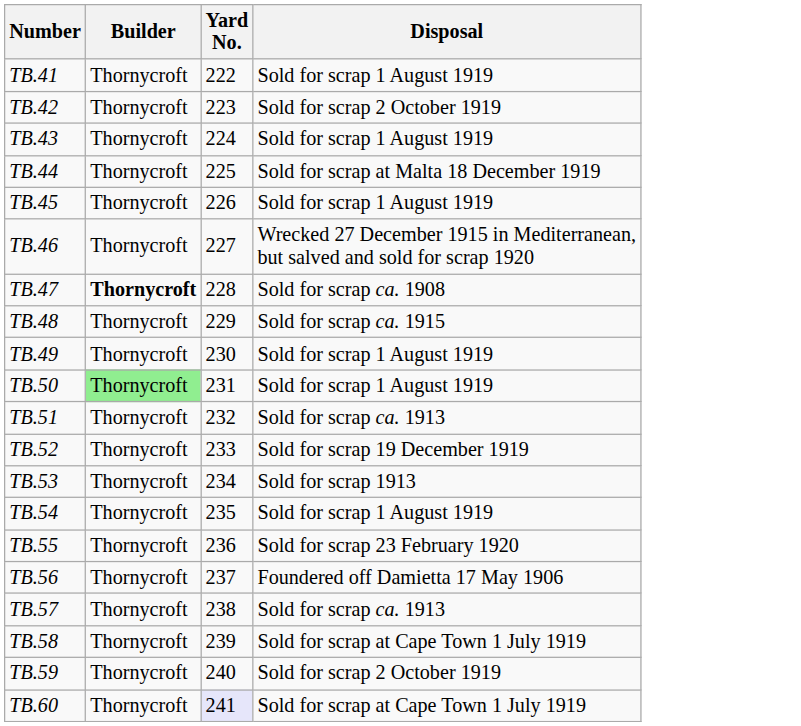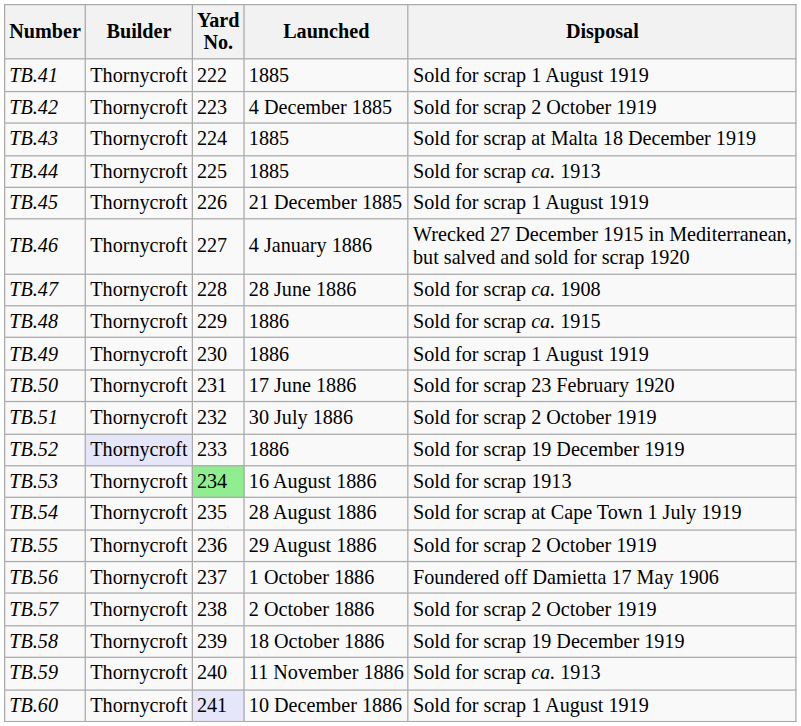+ column: (326, 31)
(375, 139) Sold for scrap 1 August 1919 -> (585, 139) Sold for scrap at Malta 18 December 1919
(429, 171) Sold for scrap at Malta 18 December 1919 -> (507, 171) Sold for scrap ca. 1913
(143, 289) bold -> (139, 289) normal
(139, 385) lightgreen background -> (139, 385) no background
(375, 385) Sold for scrap 1 August 1919 -> (544, 385) Sold for scrap 23 February 1920
(351, 417) Sold for scrap ca. 1913 -> (535, 417) Sold for scrap 2 October 1919
(139, 449) no background -> (139, 449) lavender background
(221, 481) no background -> (212, 481) lightgreen background
(375, 513) Sold for scrap 1 August 1919 -> (577, 513) Sold for scrap at Cape Town 1 July 1919
(388, 545) Sold for scrap 23 February 1920 -> (535, 545) Sold for scrap 2 October 1919
(351, 609) Sold for scrap ca. 1913 -> (535, 609) Sold for scrap 2 October 1919
(422, 641) Sold for scrap at Cape Town 1 July 1919 -> (549, 641) Sold for scrap 19 December 1919
(379, 673) Sold for scrap 2 October 1919 -> (507, 673) Sold for scrap ca. 1913
(422, 705) Sold for scrap at Cape Town 1 July 1919 -> (531, 705) Sold for scrap 1 August 1919
